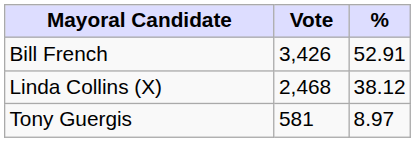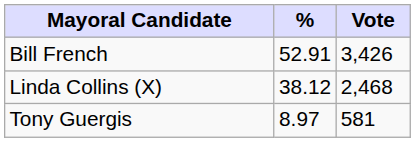columns swapped: (312, 20) <-> (380, 20)
